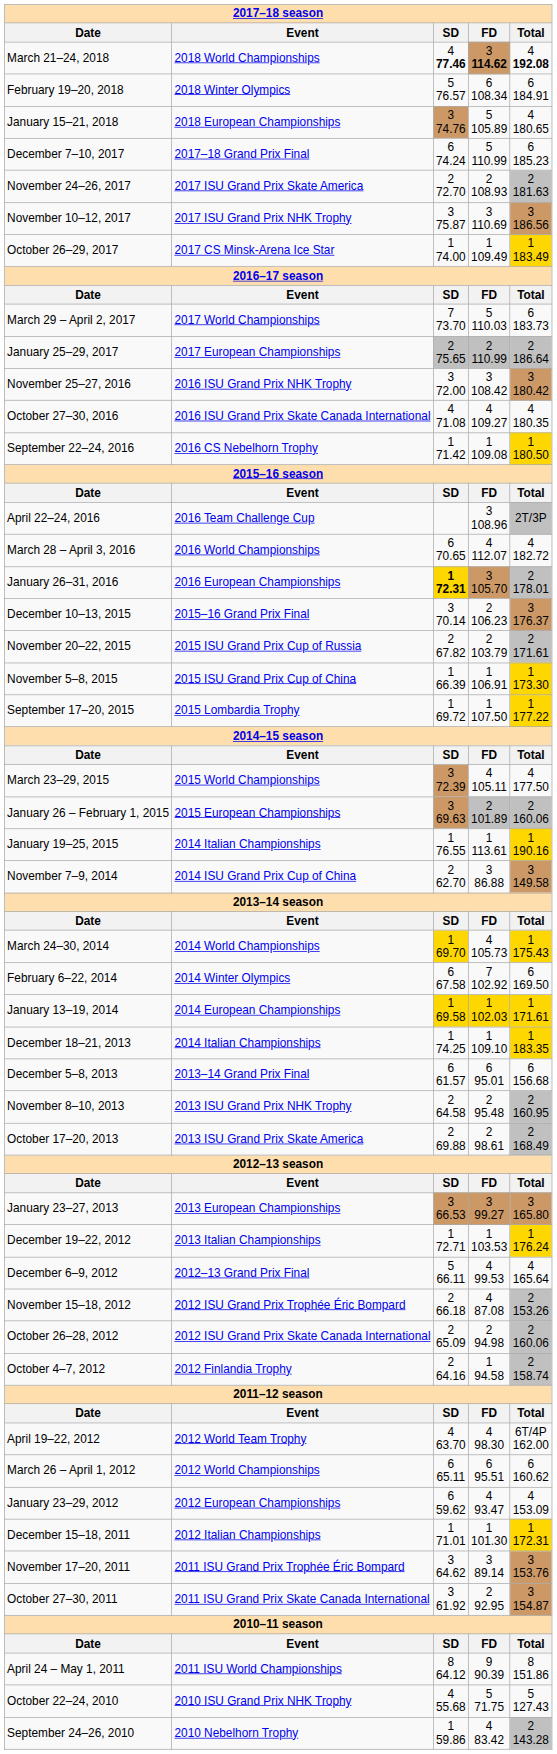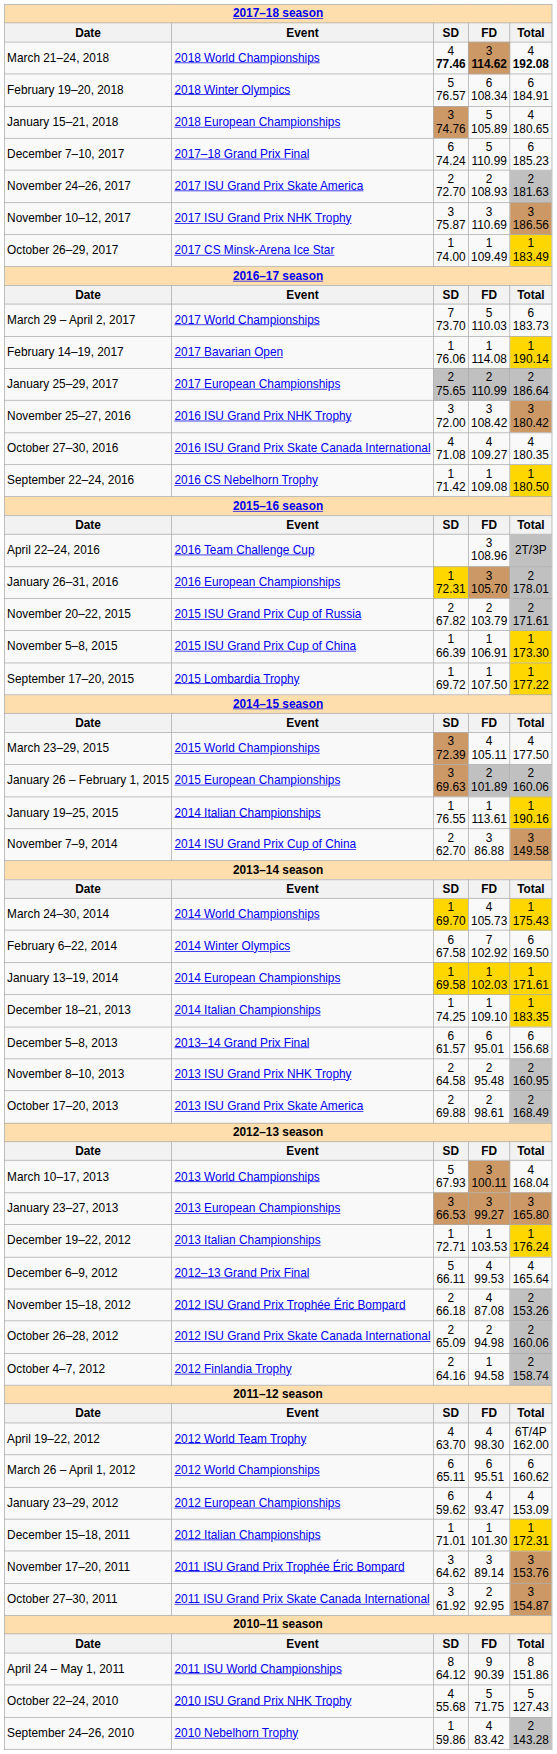+ row: (65, 352)
- row: (71, 550)
(451, 582) bold -> (451, 582) normal
- row: (69, 614)
+ row: (58, 1176)
